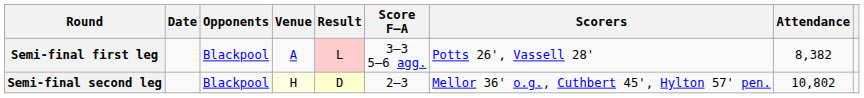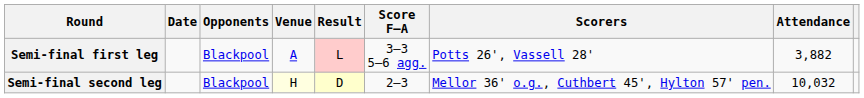(813, 55) 8,382 -> (813, 55) 3,882
(813, 82) 10,802 -> (813, 82) 10,032
